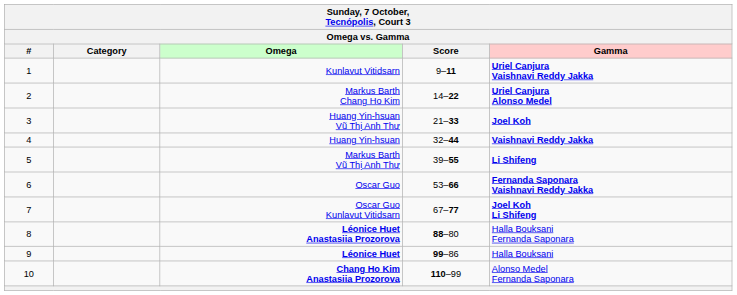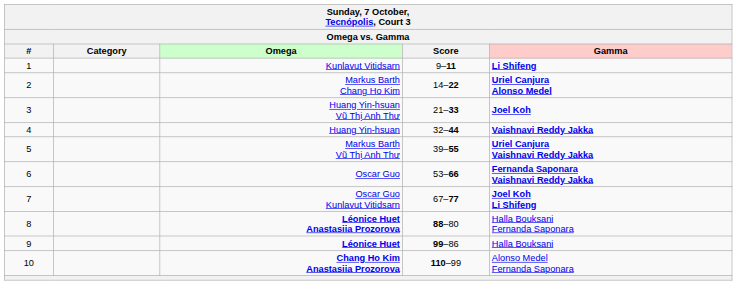(543, 71) Uriel Canjura Vaishnavi Reddy Jakka -> (514, 66) Li Shifeng
(514, 160) Li Shifeng -> (543, 150) Uriel Canjura Vaishnavi Reddy Jakka
